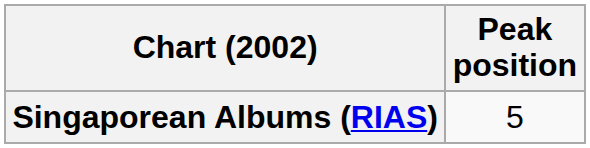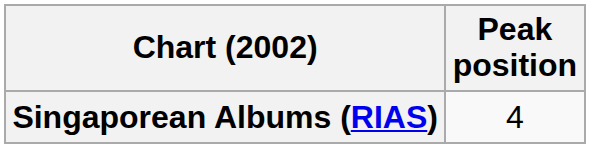(515, 116) 5 -> (515, 116) 4
